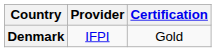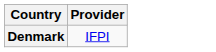- column: (169, 15)
